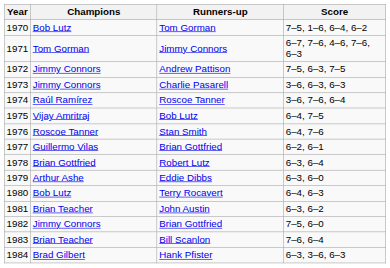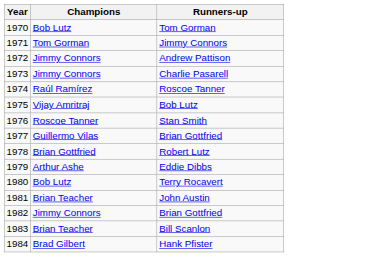- column: (335, 12)
